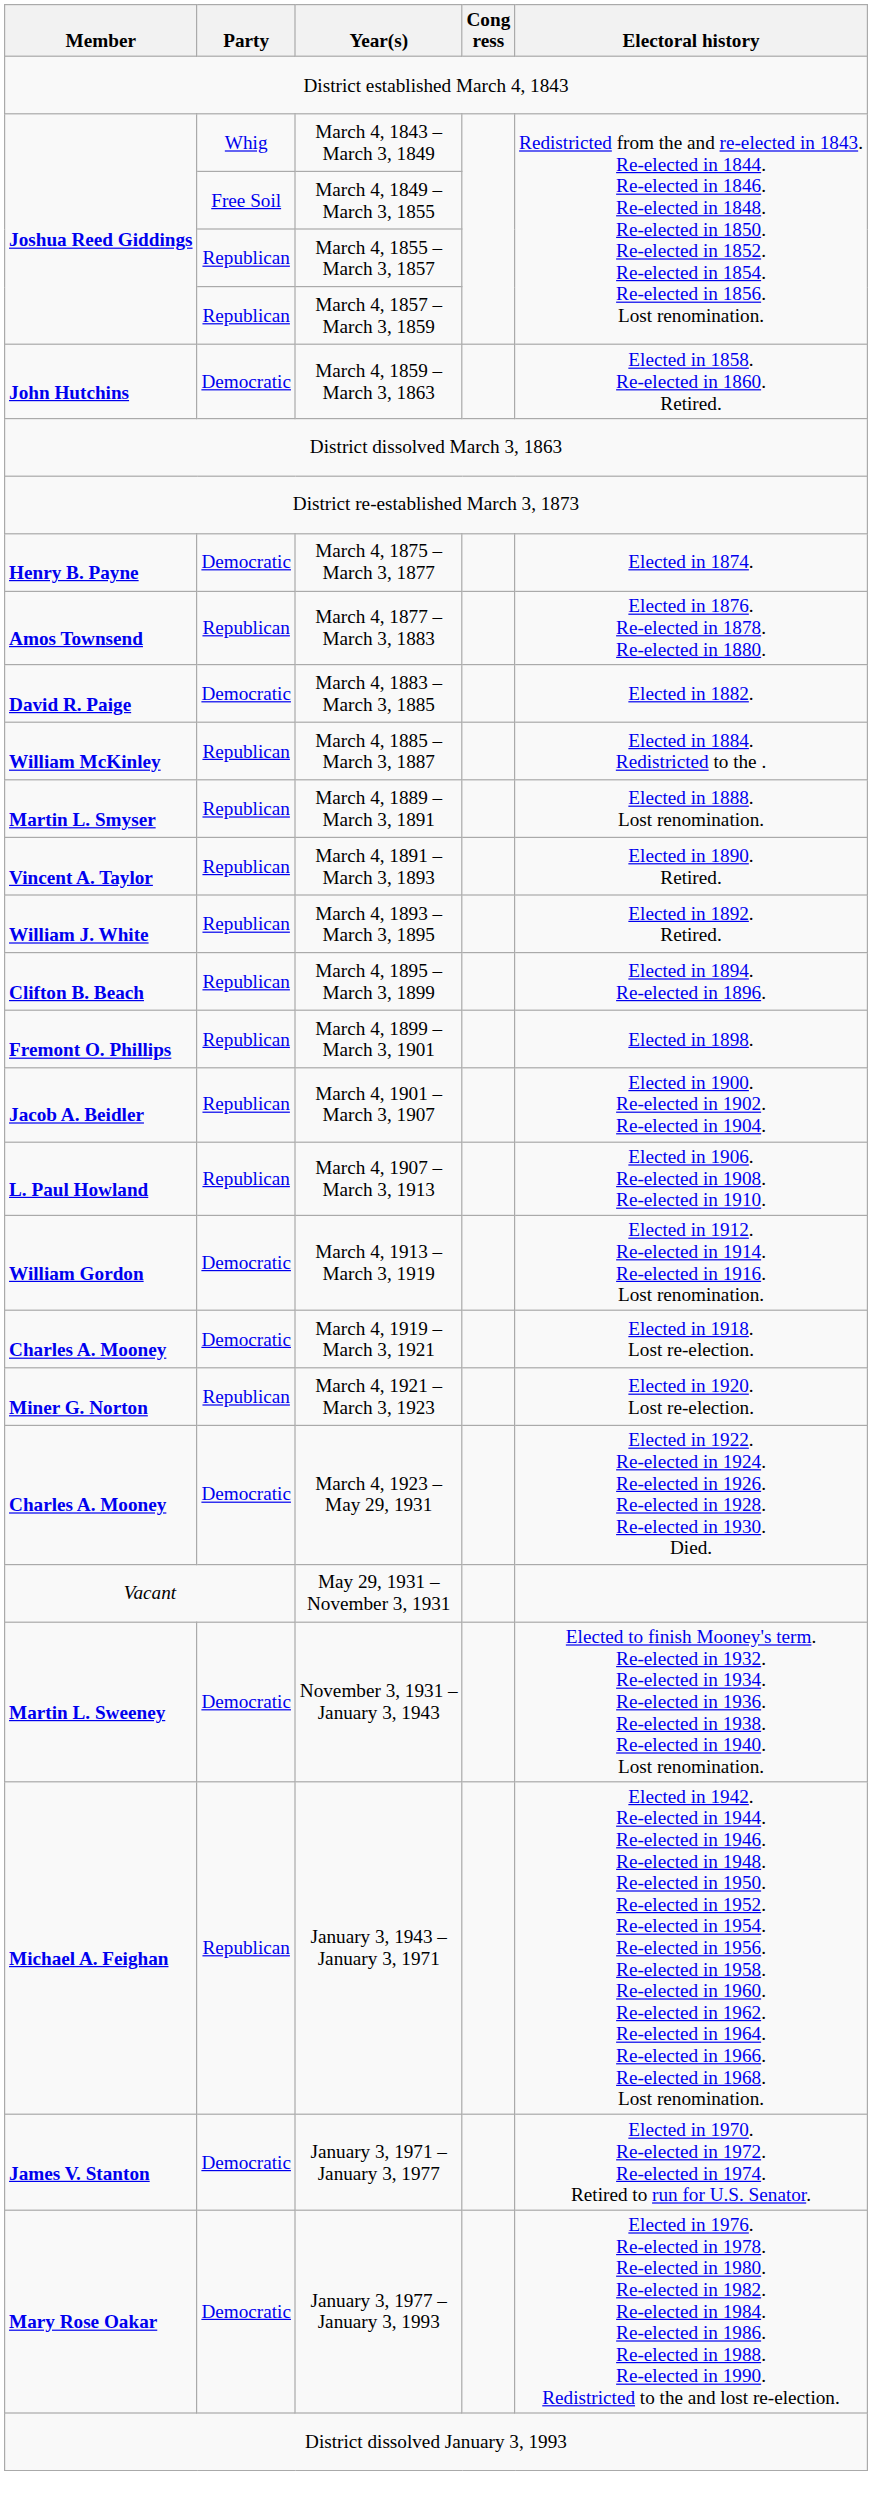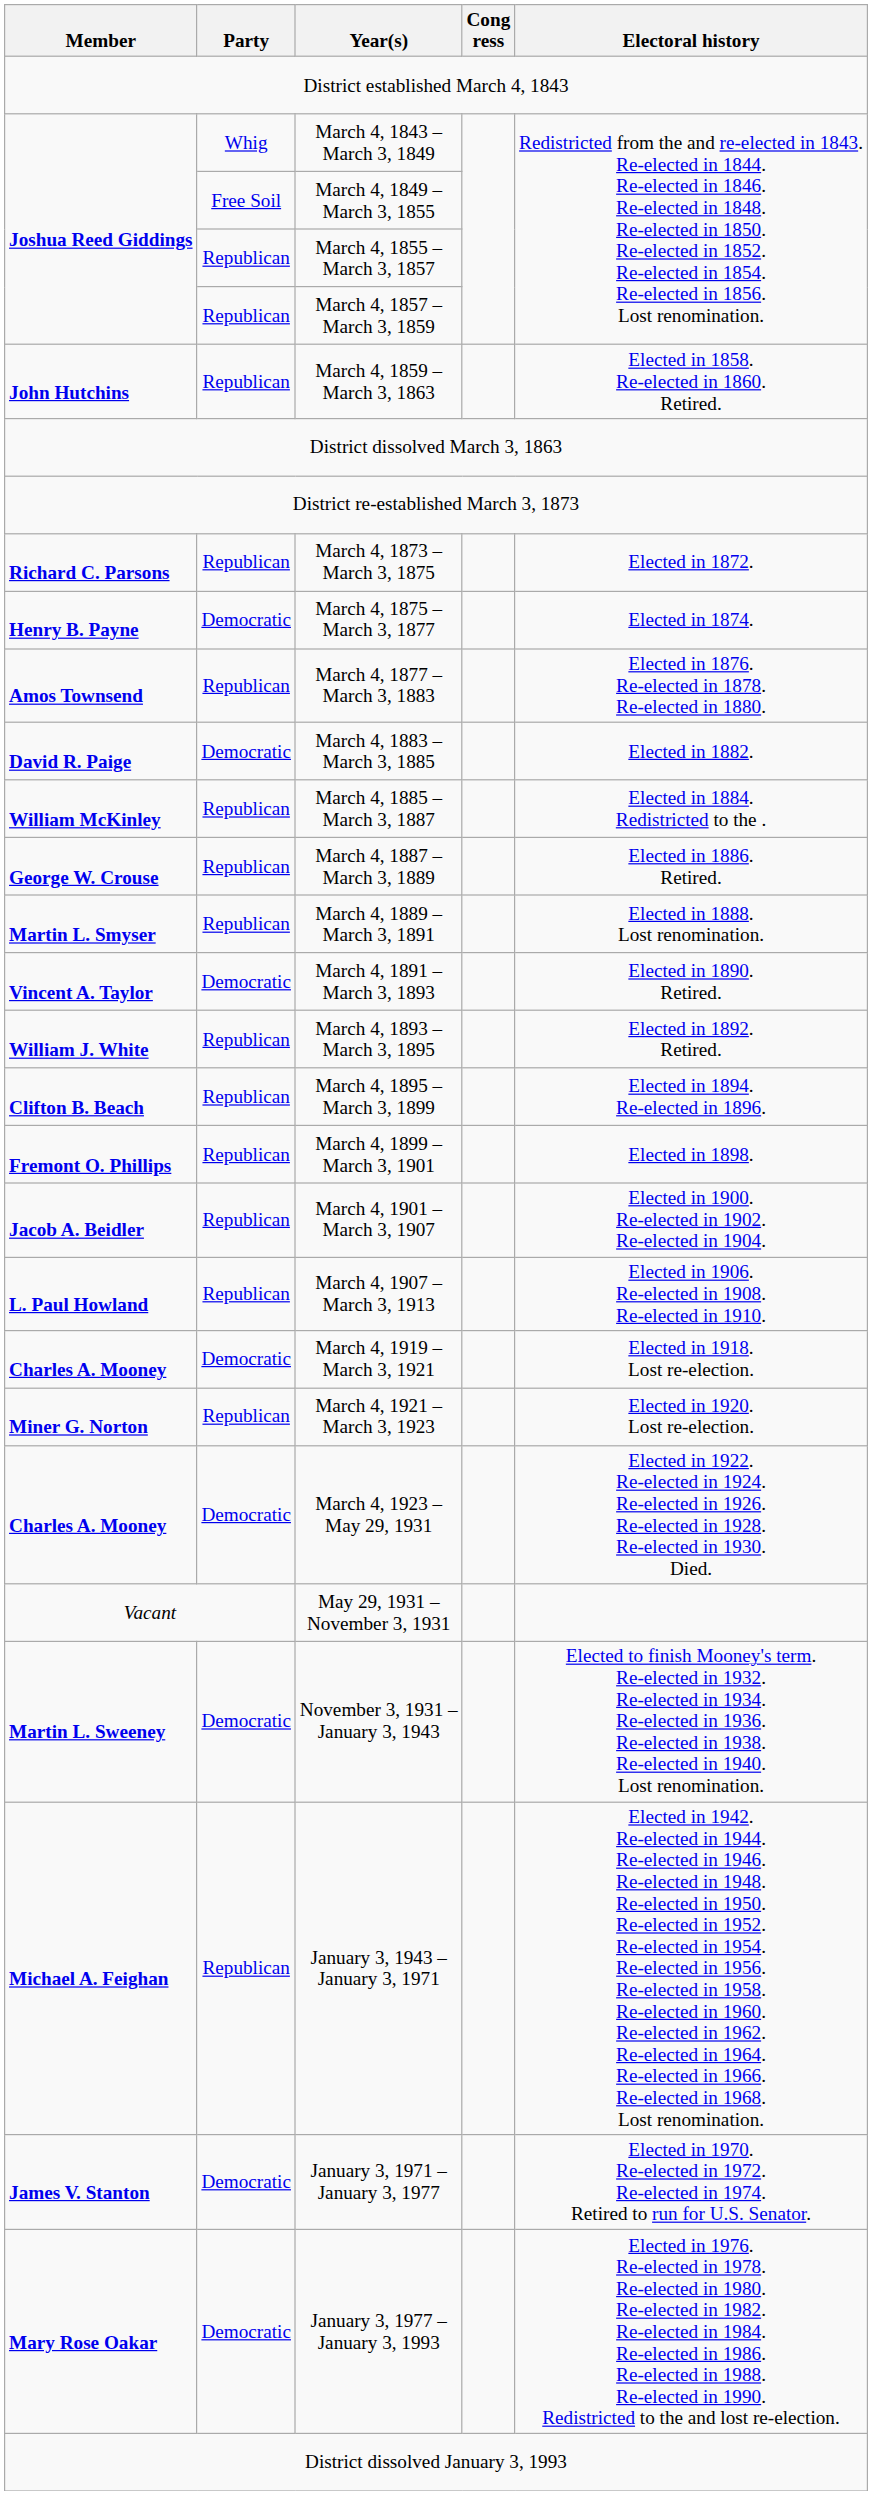(246, 381) Democratic -> (246, 381) Republican
+ row: (379, 562)
+ row: (379, 866)
(246, 866) Republican -> (246, 981) Democratic
- row: (379, 1262)
